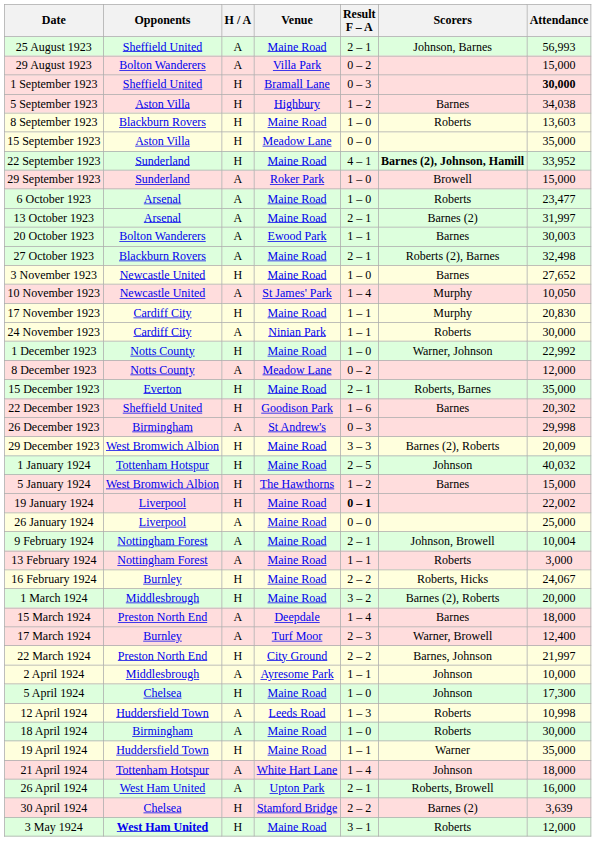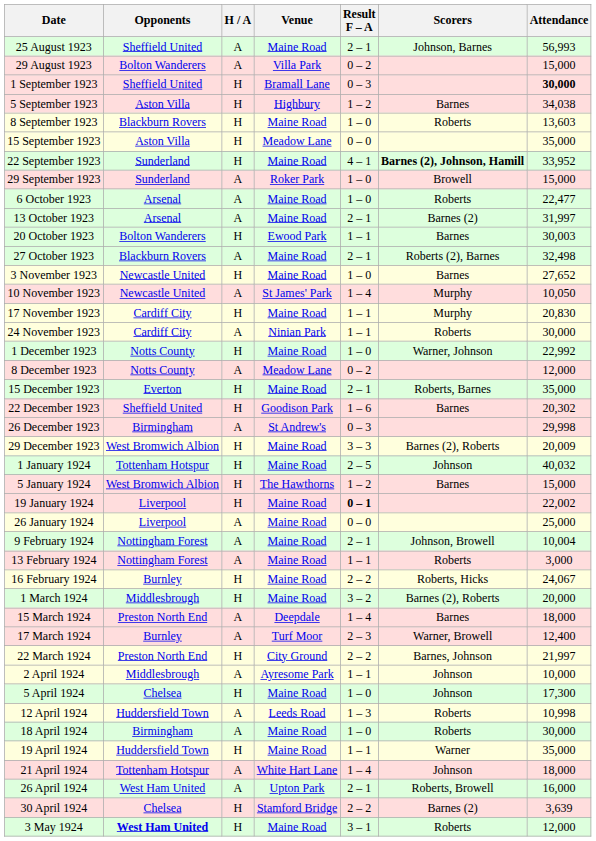(559, 198) 23,477 -> (559, 198) 22,477
(238, 236) A -> (238, 236) H
